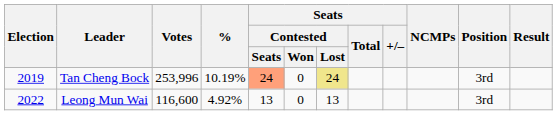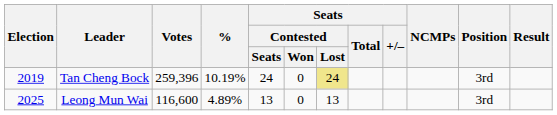(177, 78) 253,996 -> (177, 78) 259,396
(266, 78) lightsalmon background -> (266, 78) no background
(31, 99) 2022 -> (31, 99) 2025
(225, 99) 4.92% -> (225, 99) 4.89%
